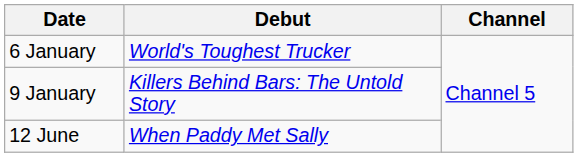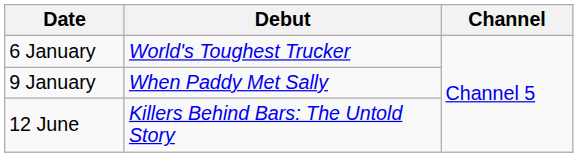(266, 93) Killers Behind Bars: The Untold Story -> (228, 82) When Paddy Met Sally
(228, 135) When Paddy Met Sally -> (266, 124) Killers Behind Bars: The Untold Story
